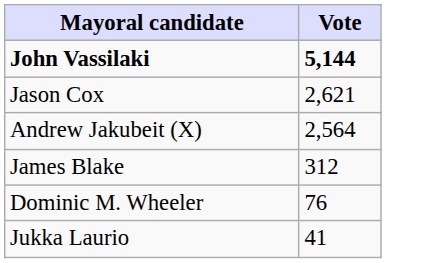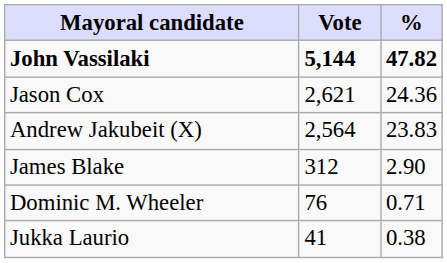+ column: (411, 22)
